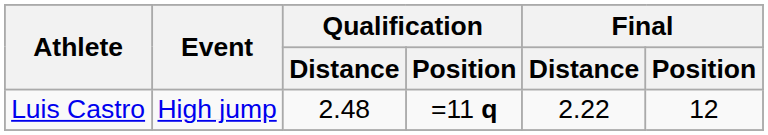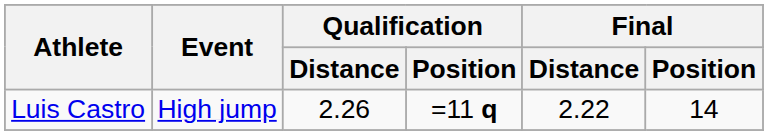(344, 110) 2.48 -> (344, 110) 2.26
(704, 110) 12 -> (704, 110) 14
